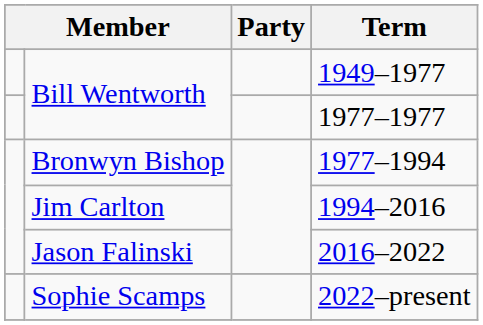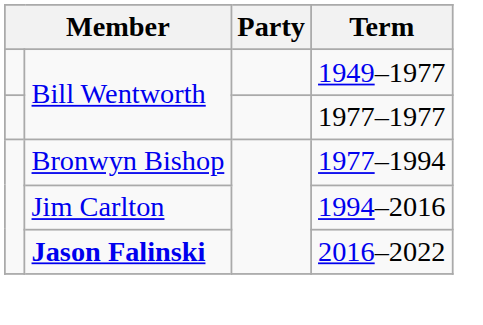(112, 251) normal -> (119, 251) bold
- row: (394, 296)
